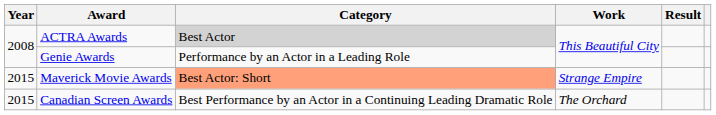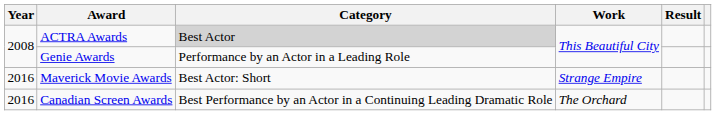(21, 78) 2015 -> (21, 78) 2016
(225, 78) lightsalmon background -> (225, 78) no background
(21, 99) 2015 -> (21, 99) 2016
